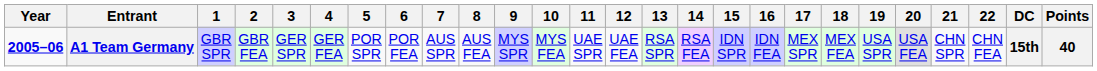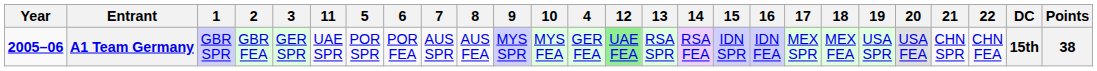columns swapped: (329, 16) <-> (588, 16)
(624, 47) no background -> (624, 47) lightgreen background
(1067, 47) 40 -> (1067, 47) 38
